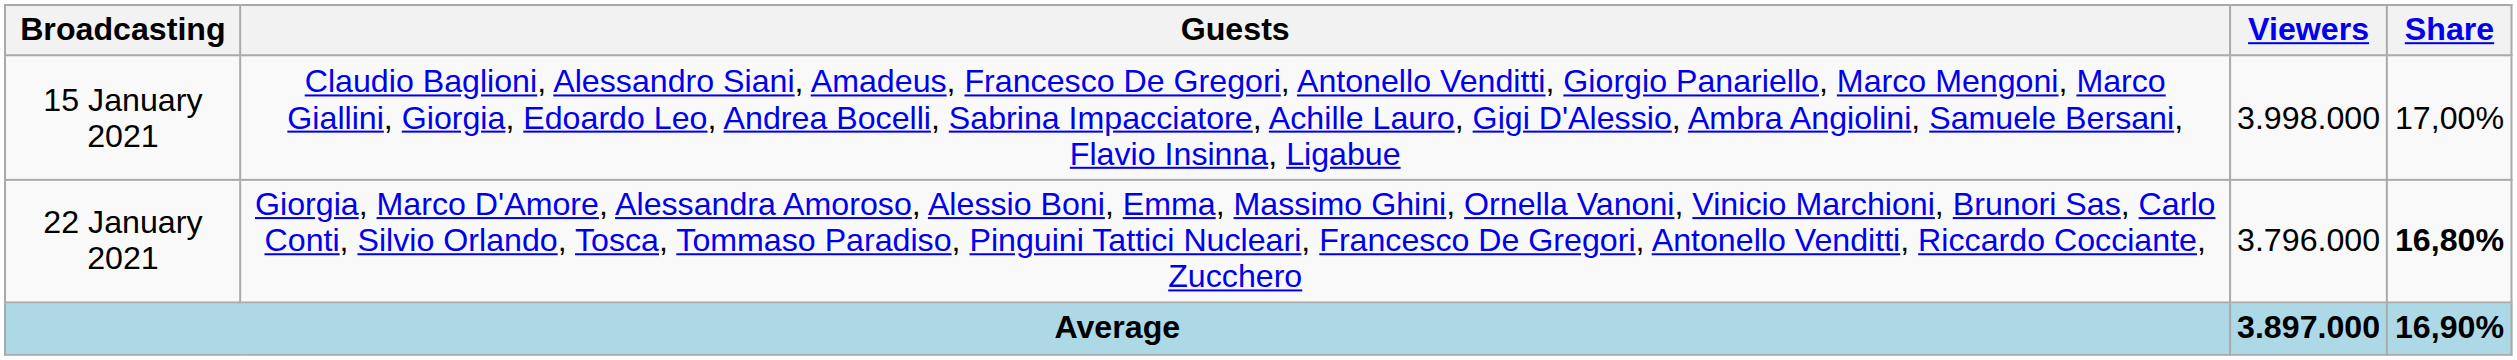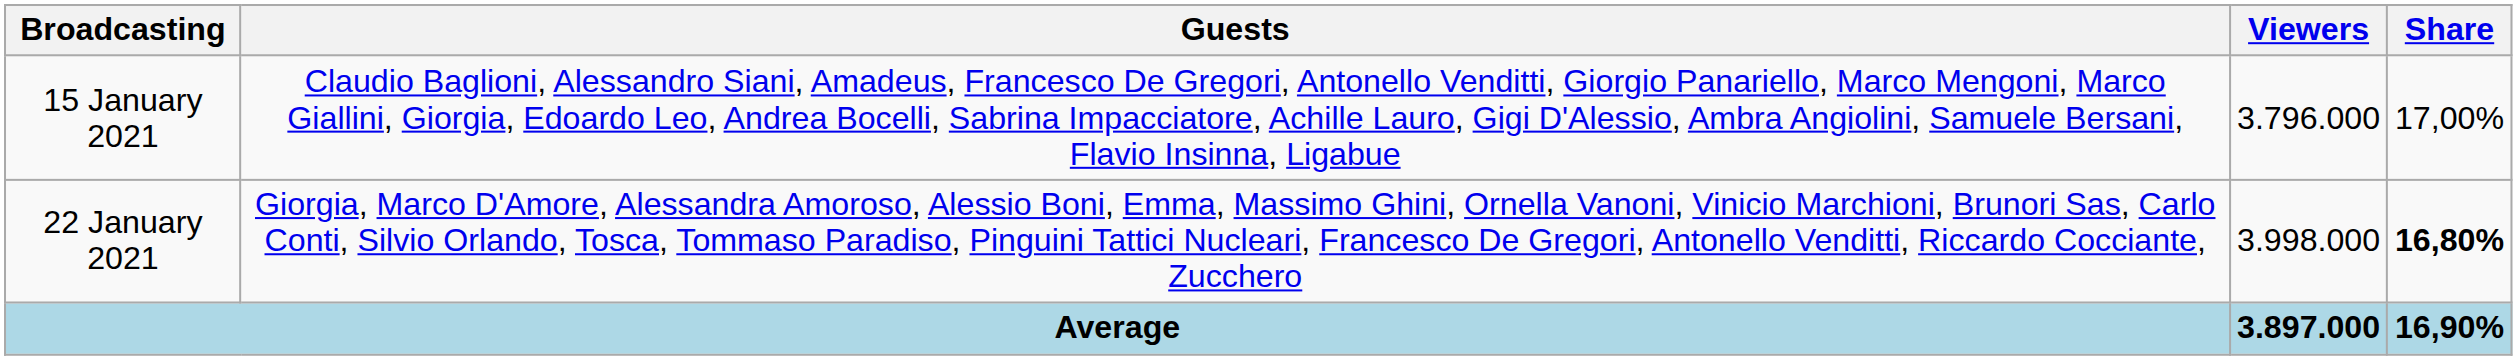(2309, 117) 3.998.000 -> (2309, 117) 3.796.000
(2309, 240) 3.796.000 -> (2309, 240) 3.998.000
